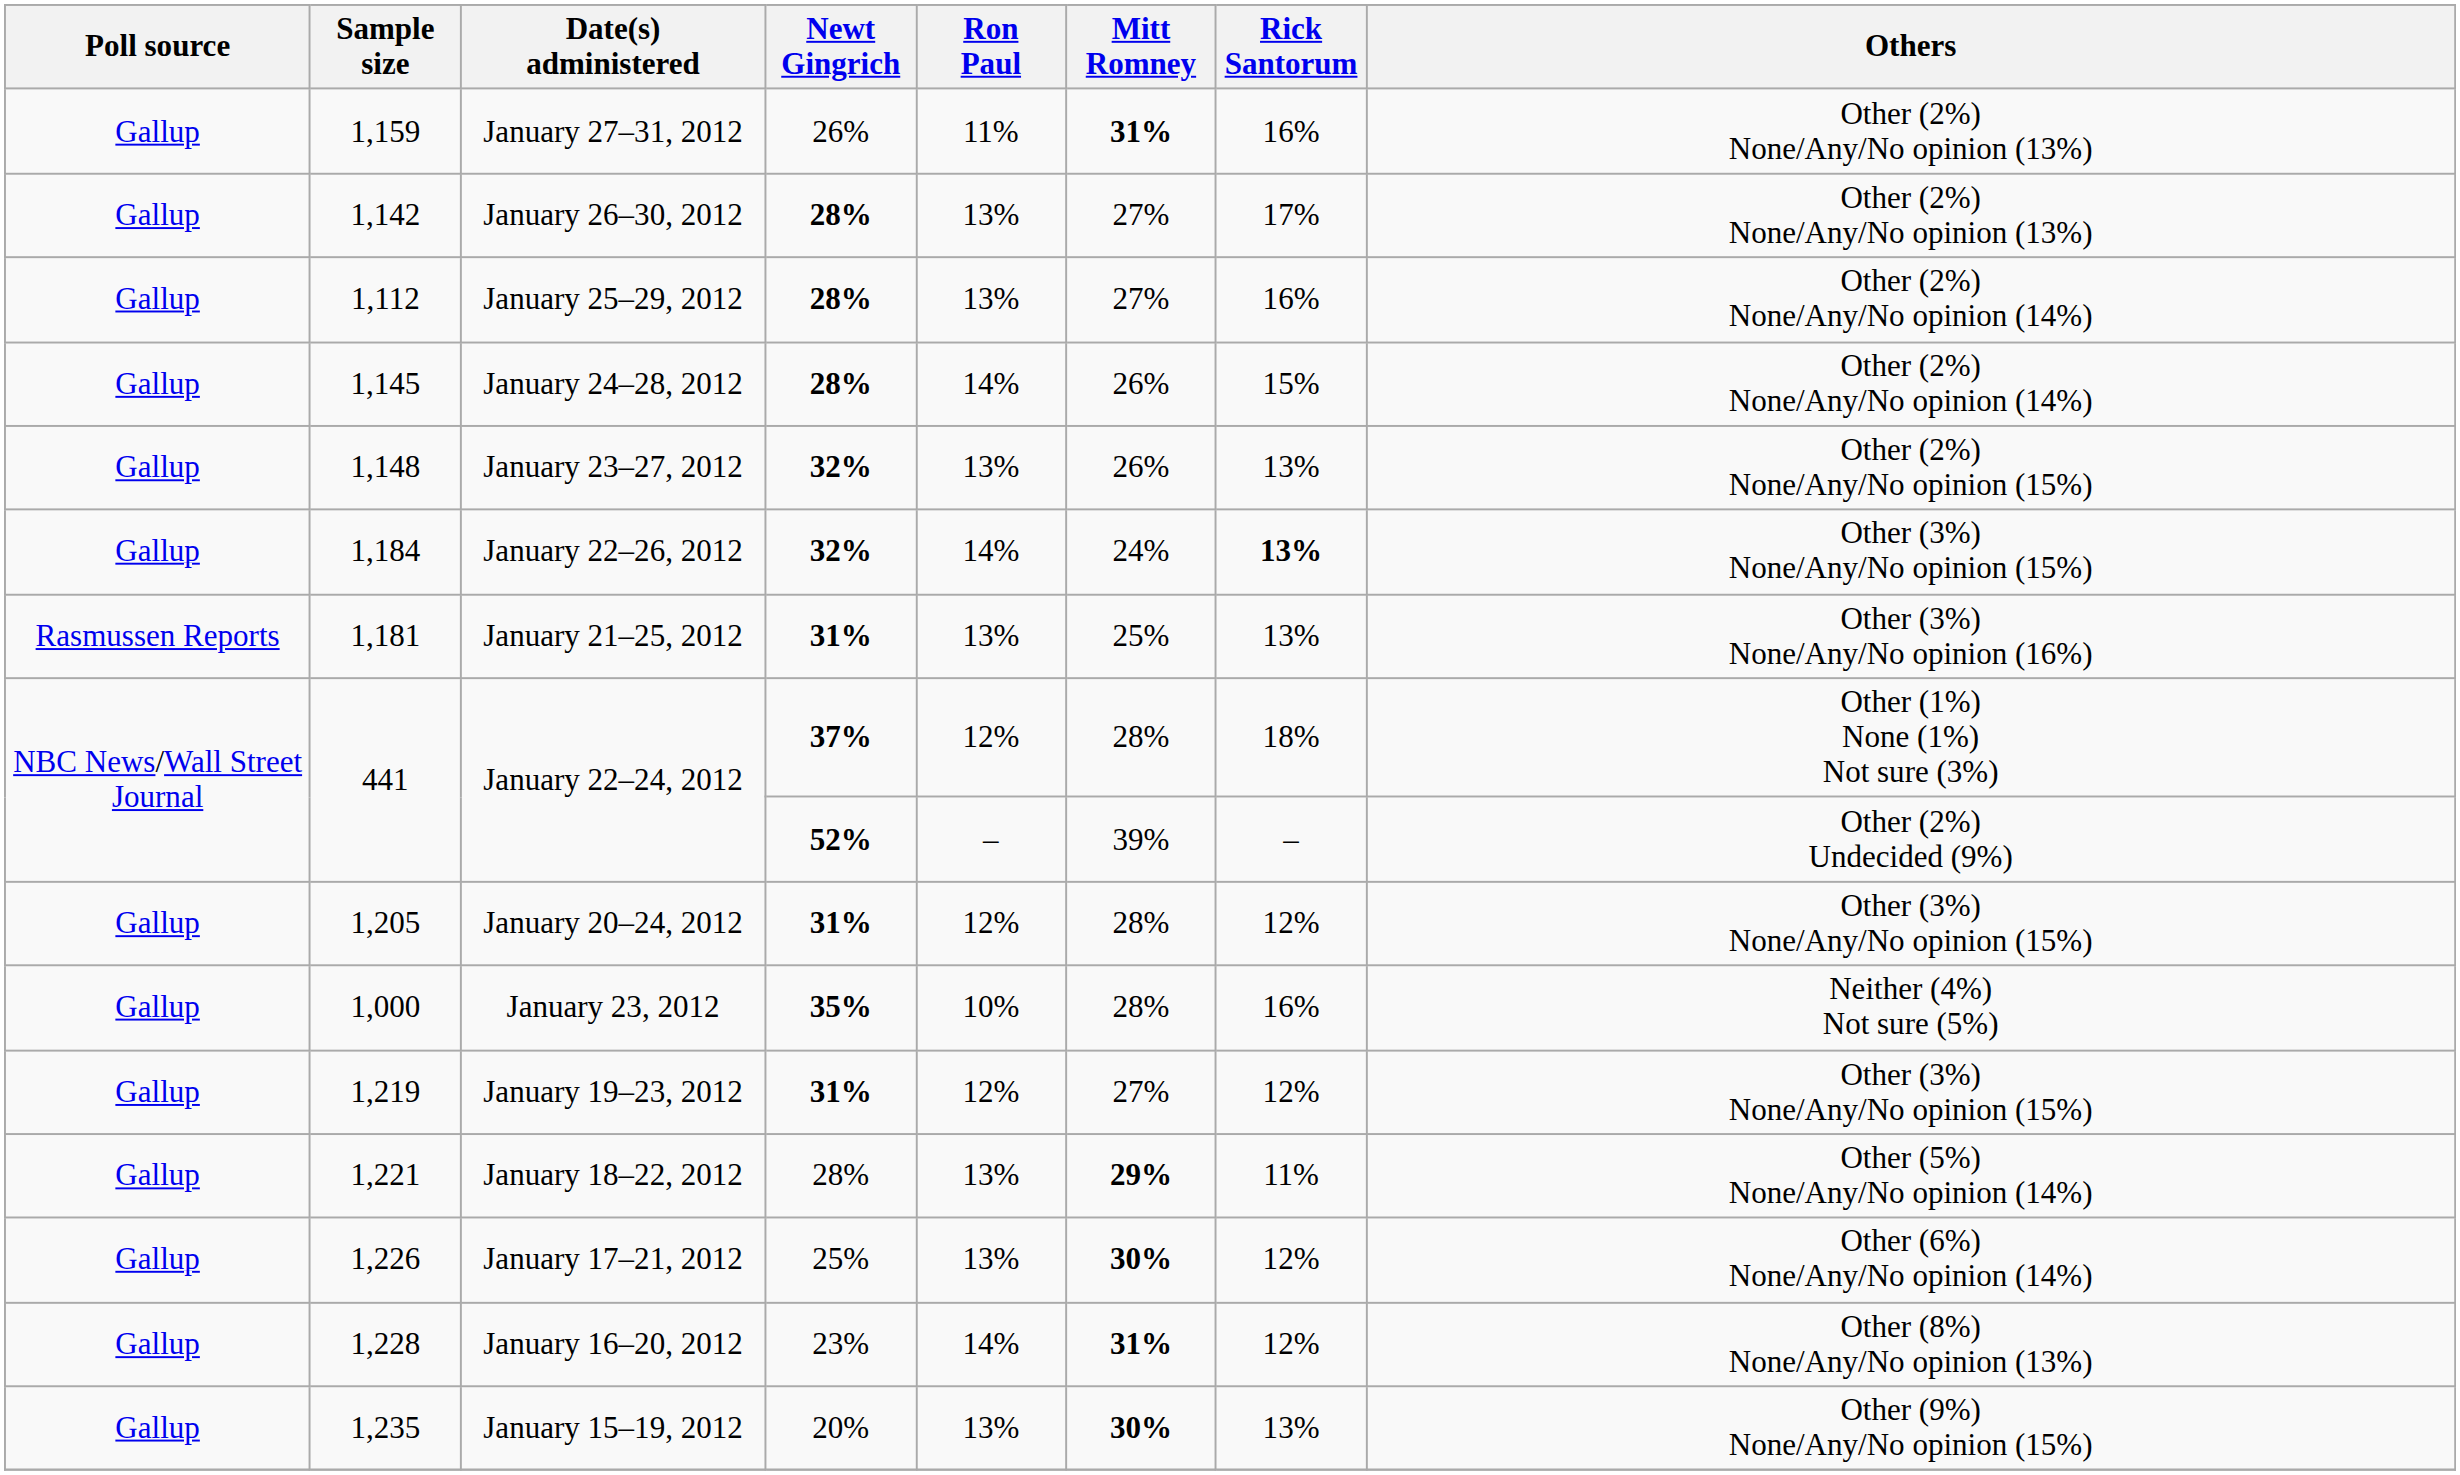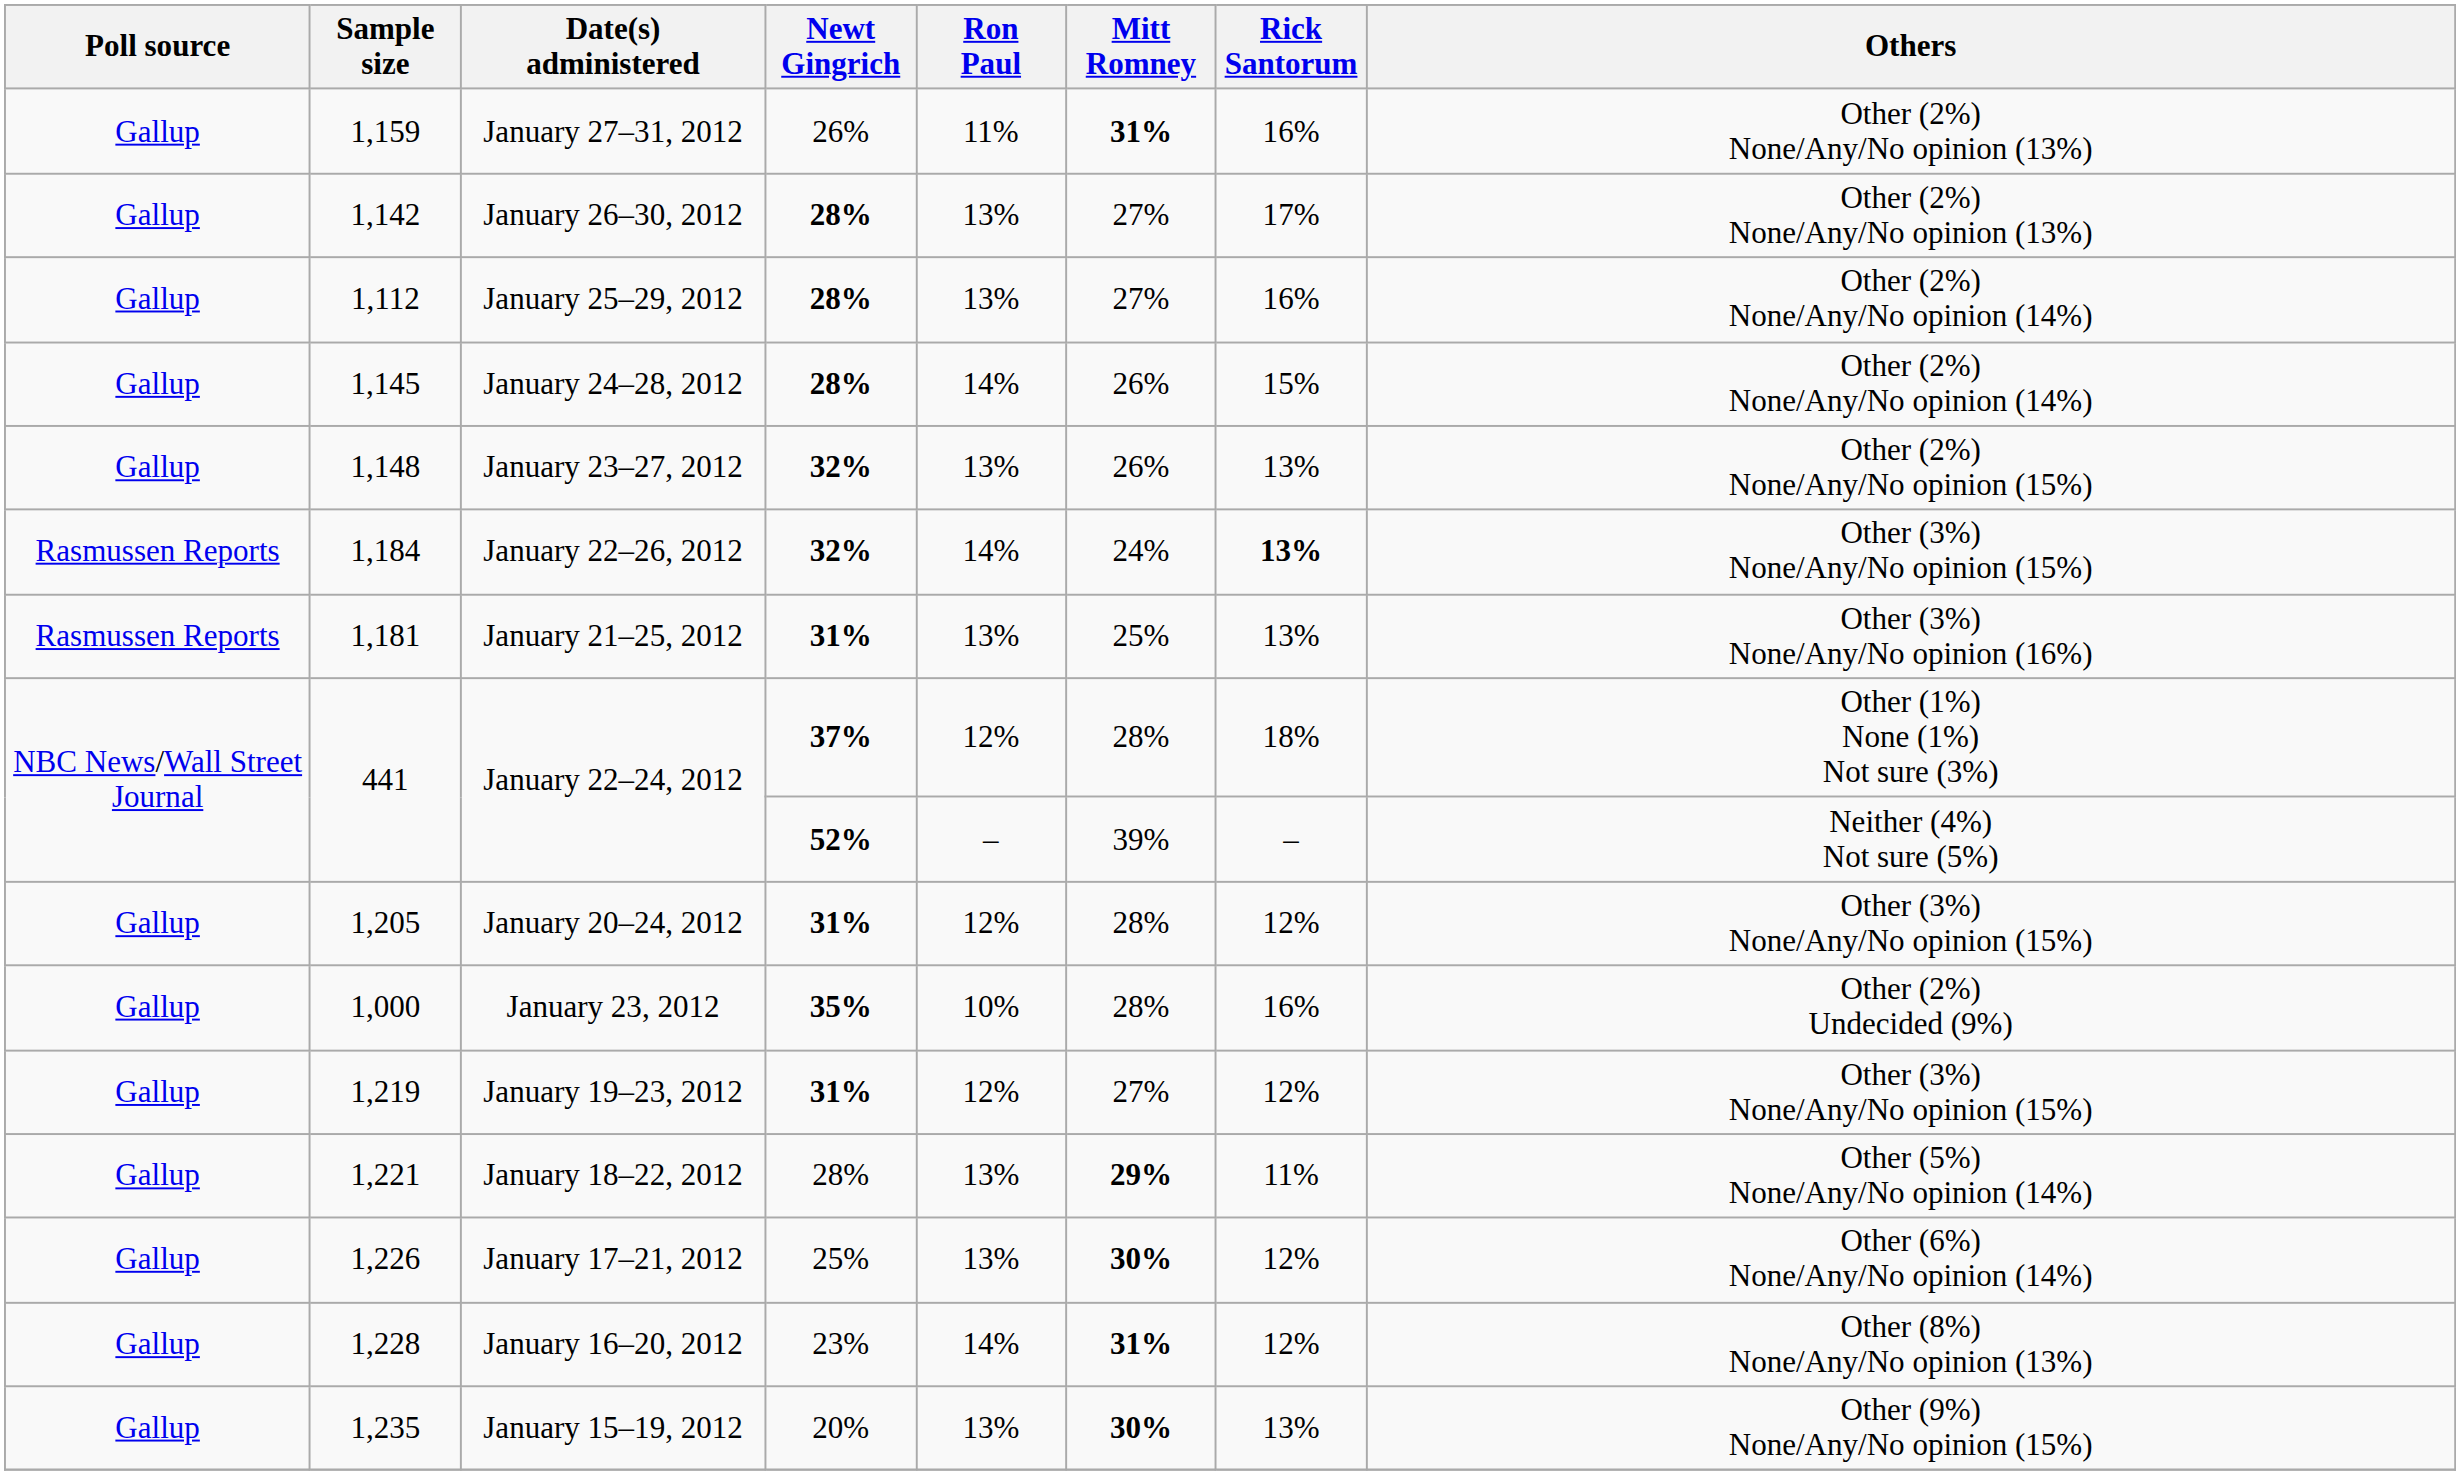(158, 551) Gallup -> (158, 551) Rasmussen Reports
(1911, 838) Other (2%) Undecided (9%) -> (1911, 838) Neither (4%) Not sure (5%)
(1911, 1007) Neither (4%) Not sure (5%) -> (1911, 1007) Other (2%) Undecided (9%)
